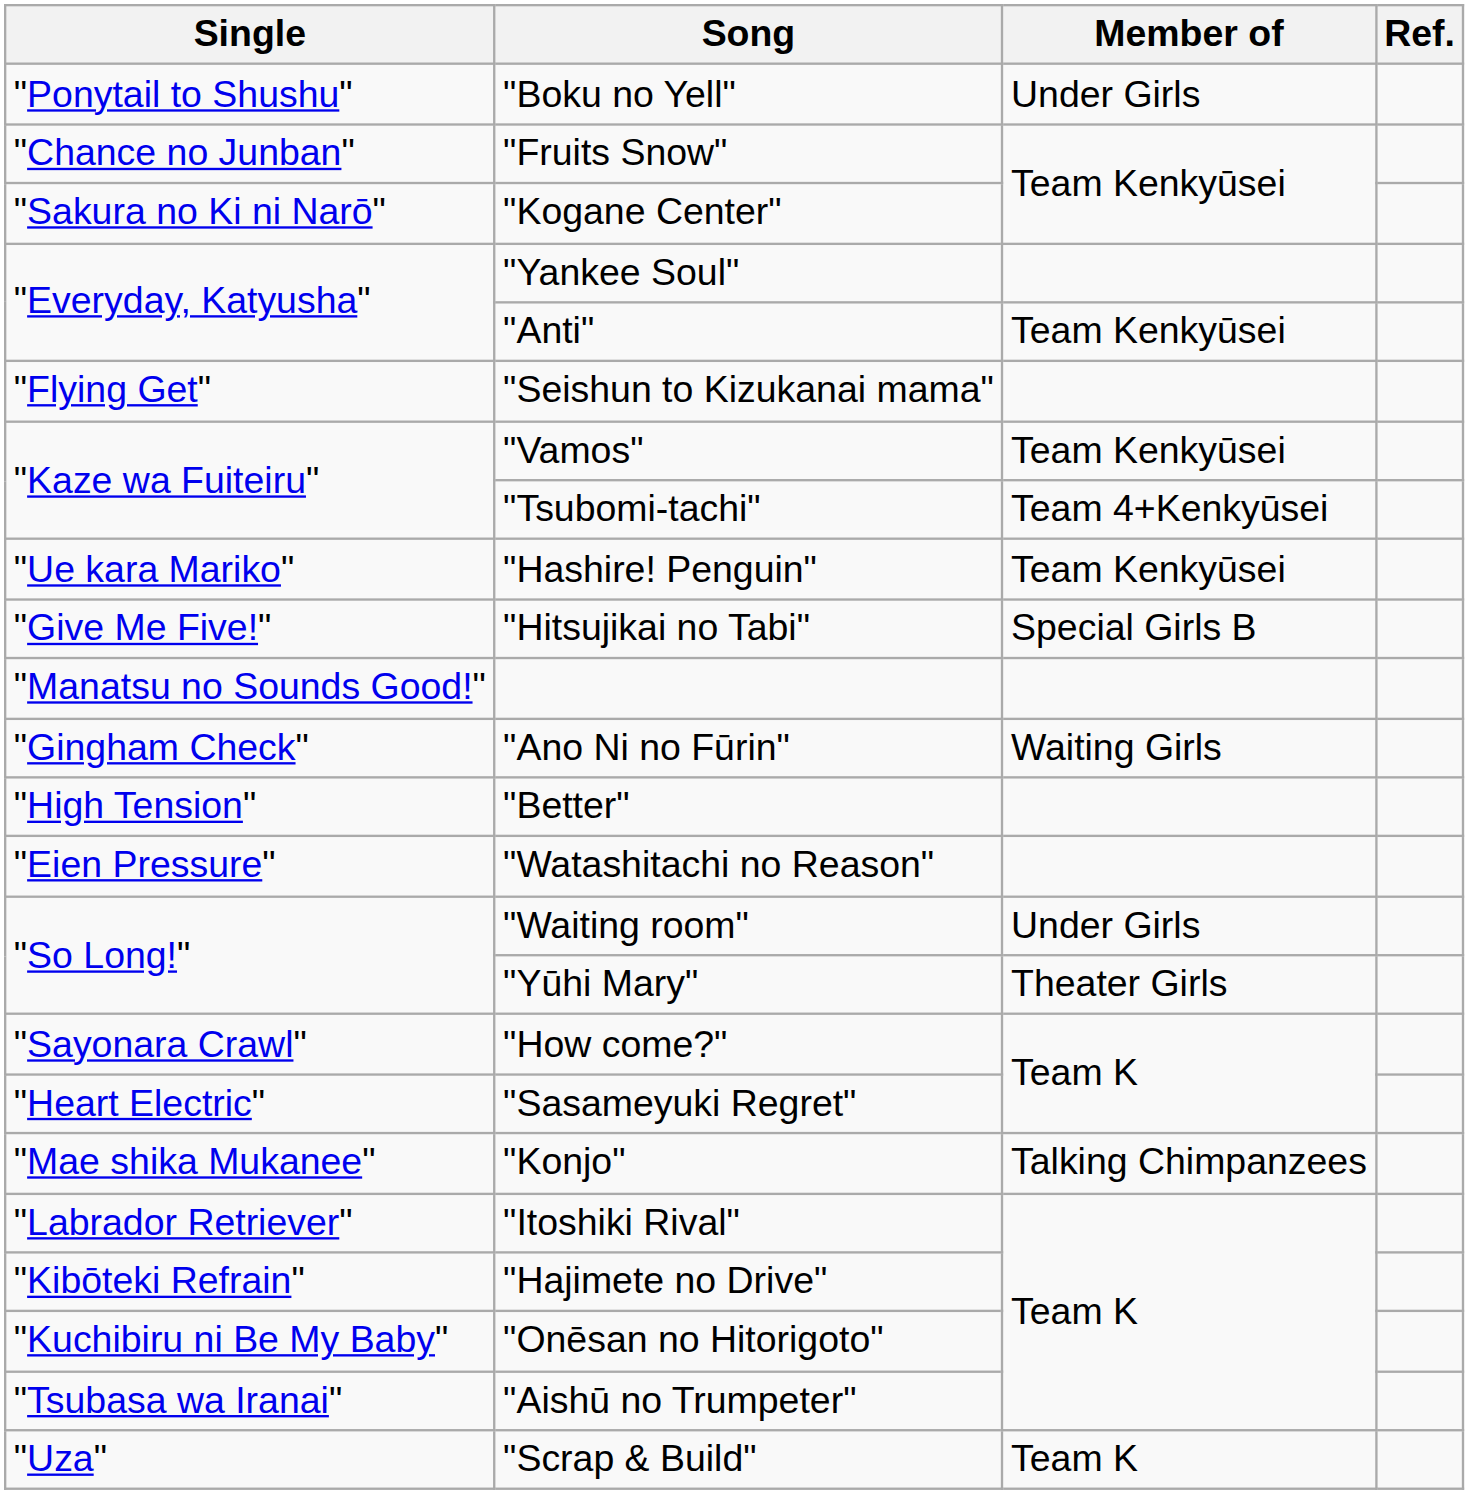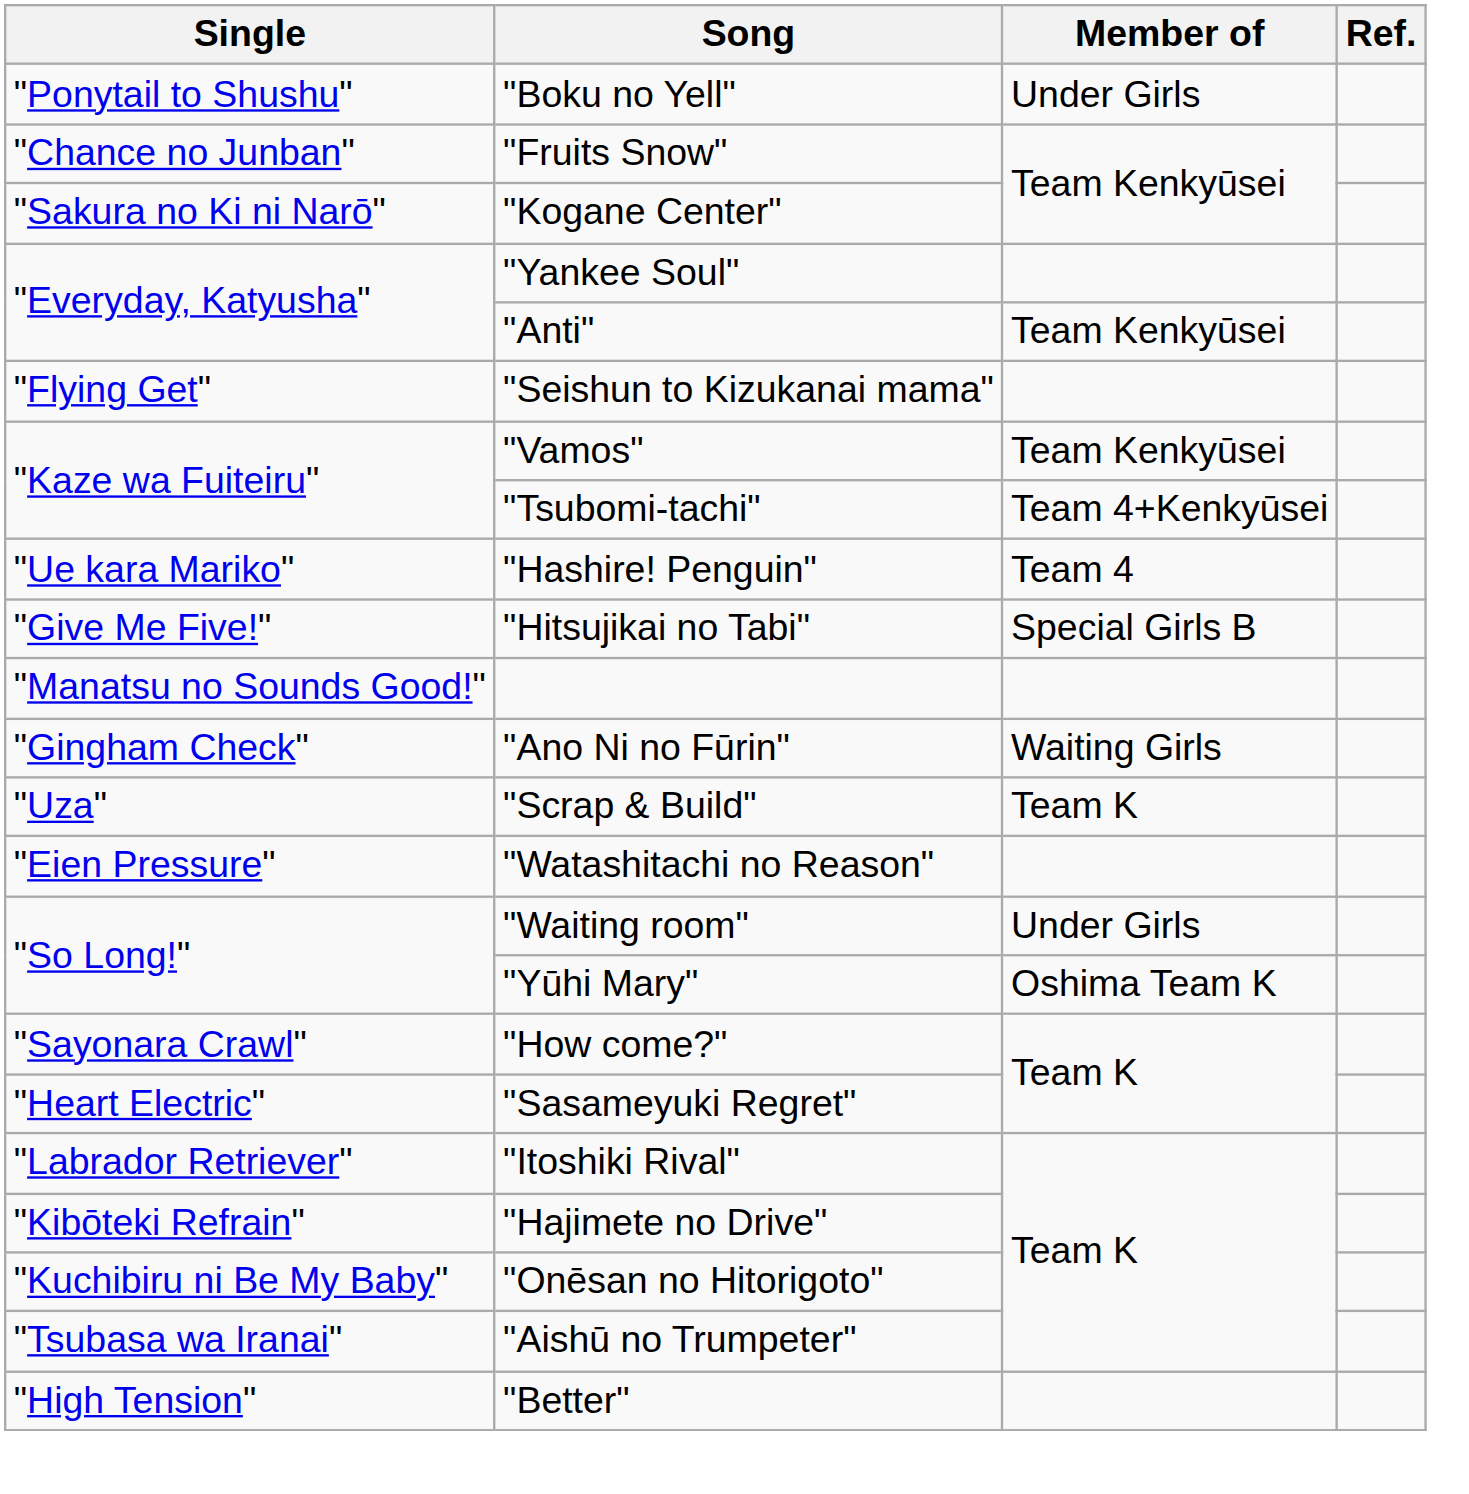(1148, 568) Team Kenkyūsei -> (1072, 568) Team 4
rows swapped: (630, 1459) <-> (566, 806)
(1119, 984) Theater Girls -> (1144, 984) Oshima Team K
- row: (564, 1162)
